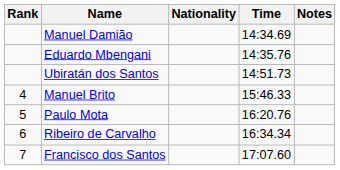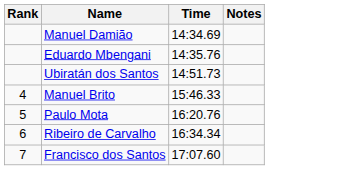- column: (204, 14)
